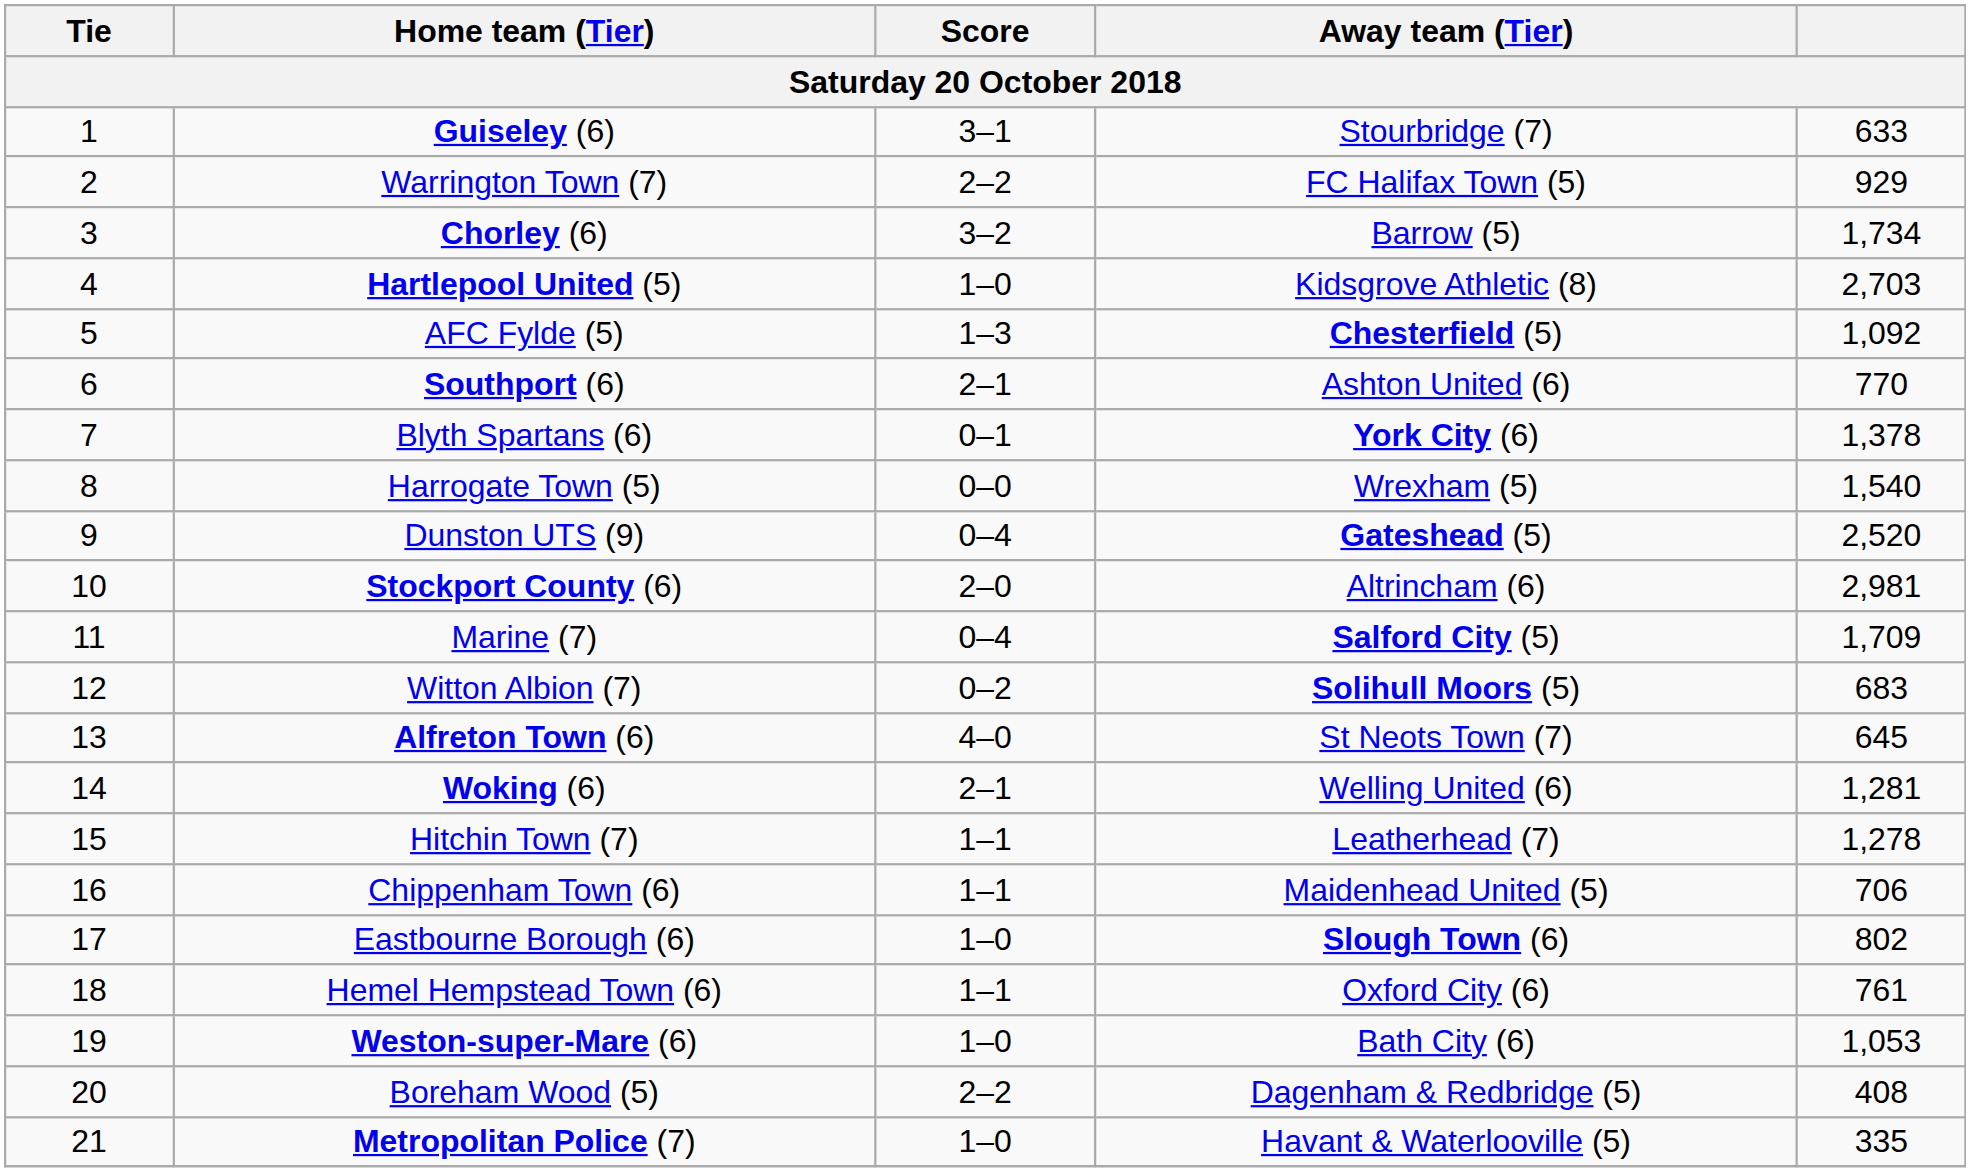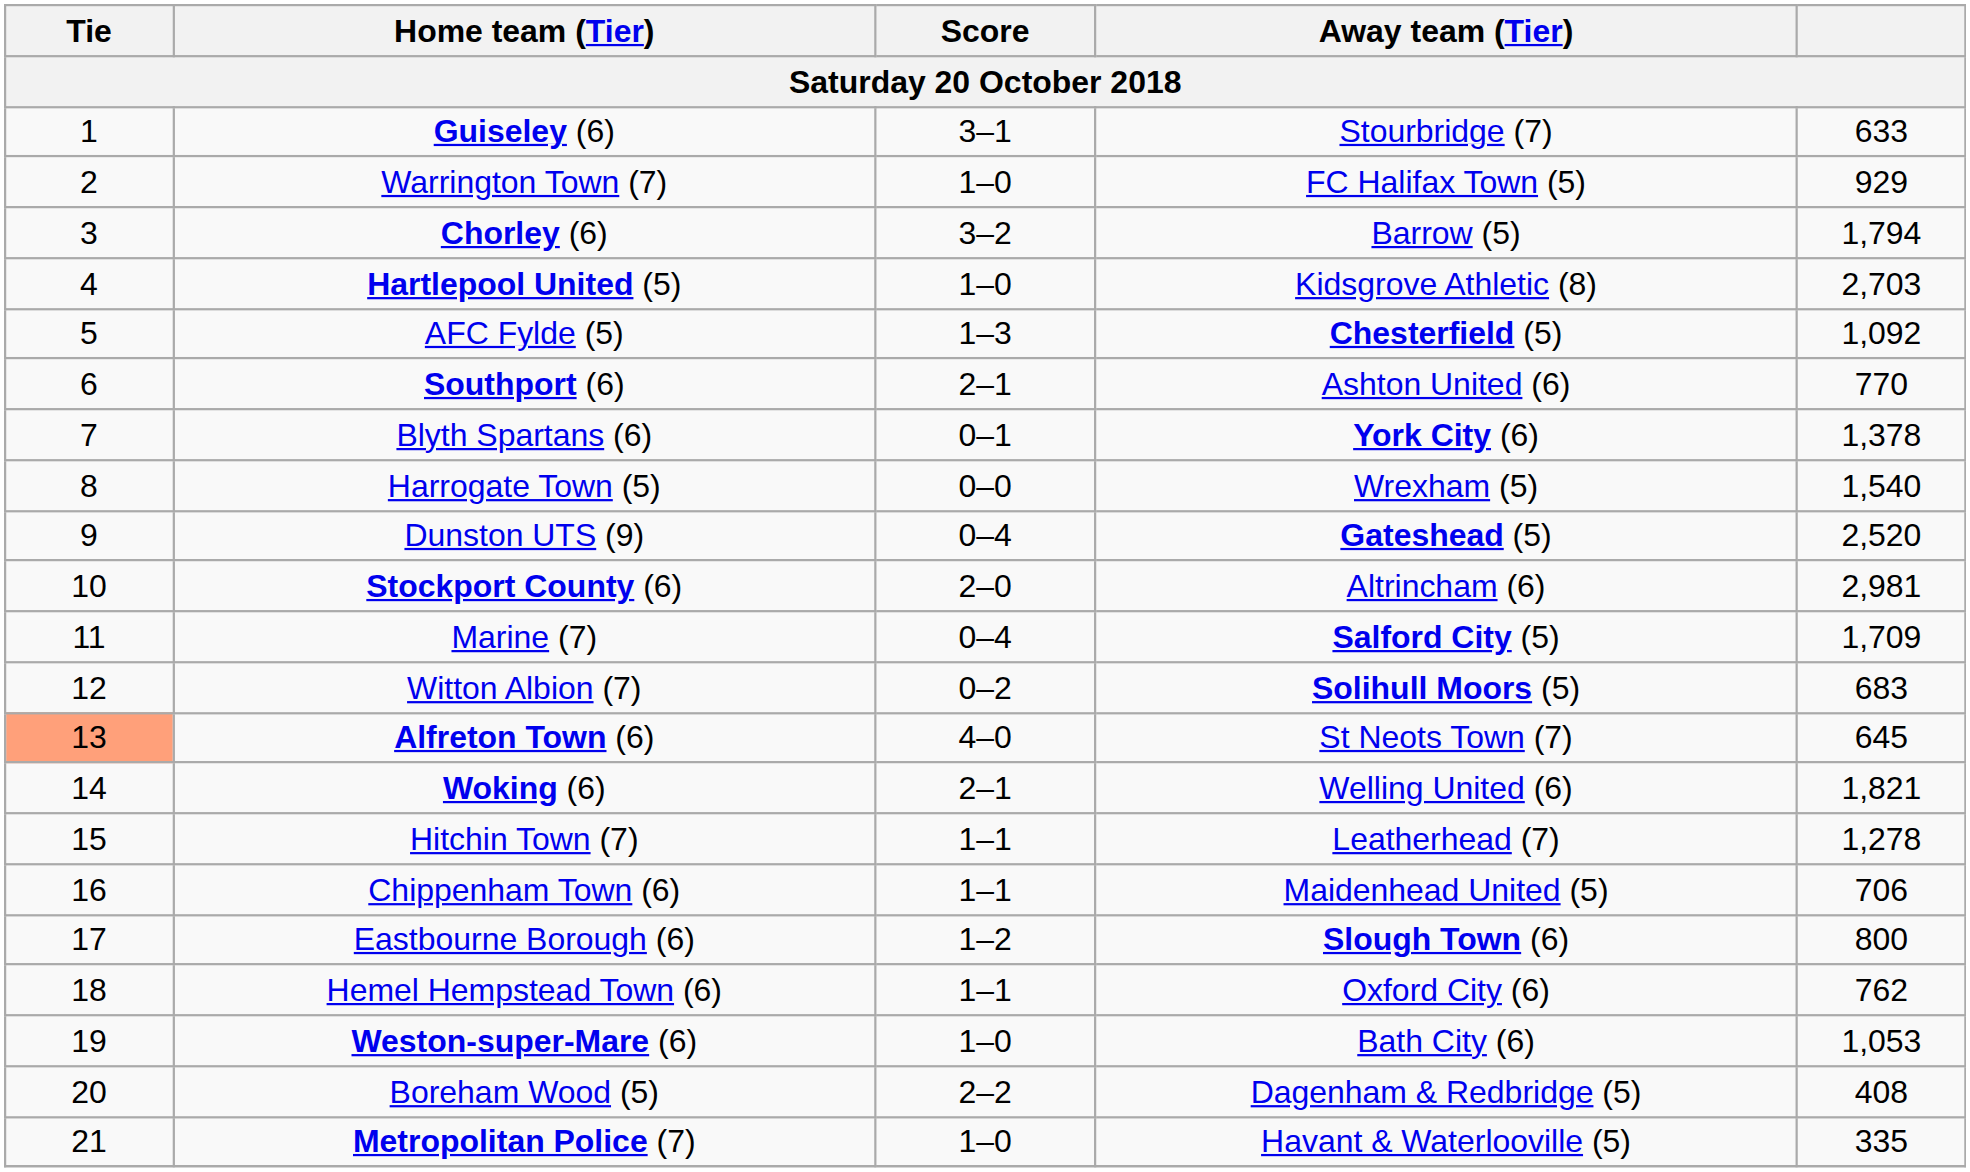(985, 182) 2–2 -> (985, 182) 1–0
(1881, 233) 1,734 -> (1881, 233) 1,794
(89, 738) no background -> (89, 738) lightsalmon background
(1881, 788) 1,281 -> (1881, 788) 1,821
(985, 940) 1–0 -> (985, 940) 1–2
(1881, 940) 802 -> (1881, 940) 800
(1881, 990) 761 -> (1881, 990) 762
